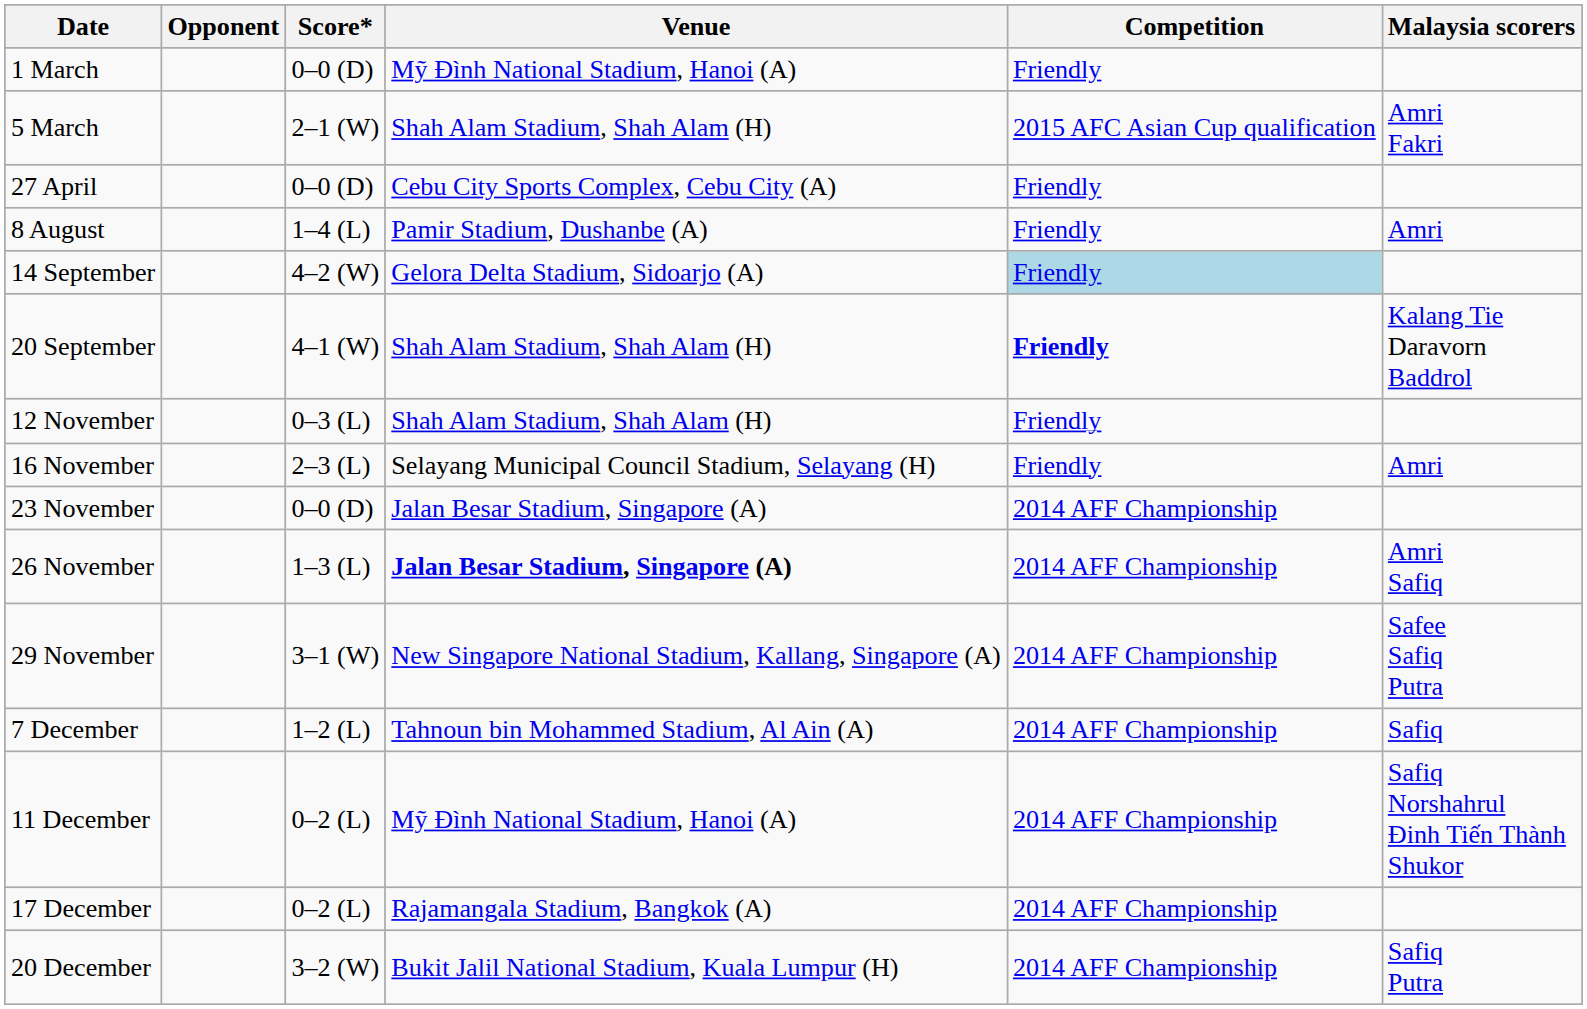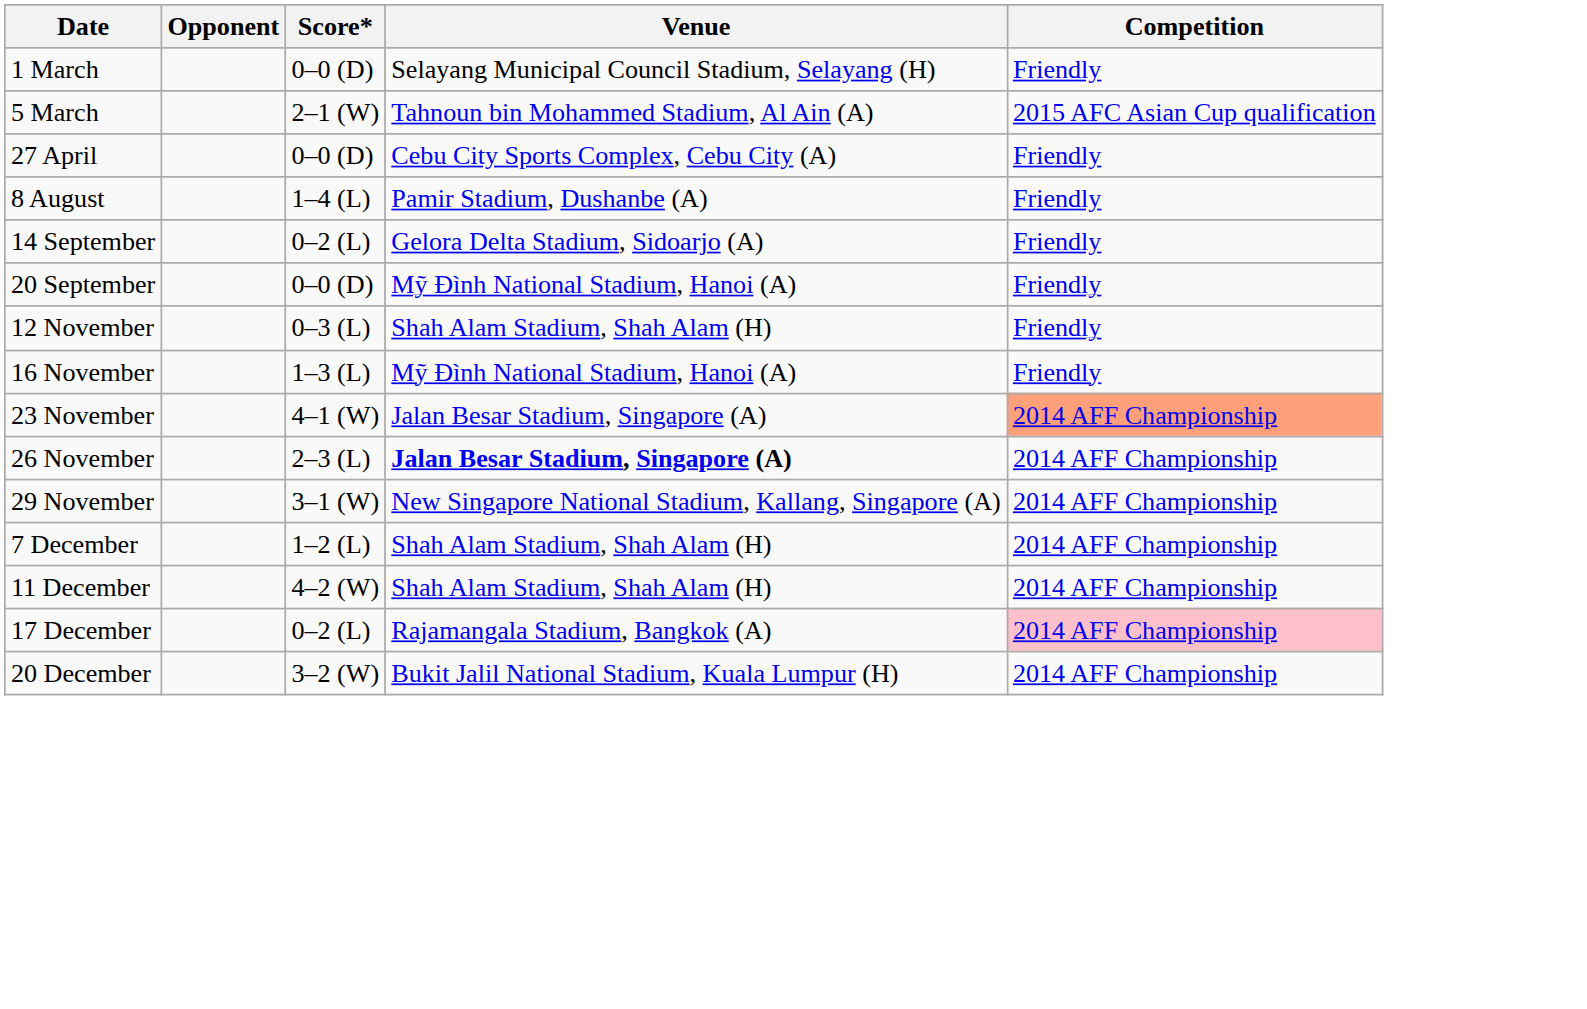- column: (1482, 26)
(594, 69) Mỹ Đình National Stadium, Hanoi (A) -> (663, 69) Selayang Municipal Council Stadium, Selayang (H)
(581, 127) Shah Alam Stadium, Shah Alam (H) -> (632, 112) Tahnoun bin Mohammed Stadium, Al Ain (A)
(335, 272) 4–2 (W) -> (331, 241) 0–2 (L)
(1057, 272) lightblue background -> (1057, 241) no background
(335, 346) 4–1 (W) -> (332, 284) 0–0 (D)
(581, 346) Shah Alam Stadium, Shah Alam (H) -> (594, 284) Mỹ Đình National Stadium, Hanoi (A)
(1061, 346) bold -> (1057, 284) normal
(331, 463) 2–3 (L) -> (331, 371) 1–3 (L)
(663, 463) Selayang Municipal Council Stadium, Selayang (H) -> (594, 371) Mỹ Đình National Stadium, Hanoi (A)
(332, 507) 0–0 (D) -> (335, 414) 4–1 (W)
(1145, 507) no background -> (1145, 414) lightsalmon background
(331, 565) 1–3 (L) -> (331, 457) 2–3 (L)
(632, 729) Tahnoun bin Mohammed Stadium, Al Ain (A) -> (581, 543) Shah Alam Stadium, Shah Alam (H)
(331, 818) 0–2 (L) -> (335, 586) 4–2 (W)
(594, 818) Mỹ Đình National Stadium, Hanoi (A) -> (581, 586) Shah Alam Stadium, Shah Alam (H)
(1145, 908) no background -> (1145, 629) pink background
